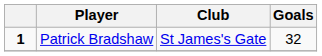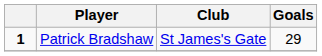(293, 39) 32 -> (293, 39) 29
